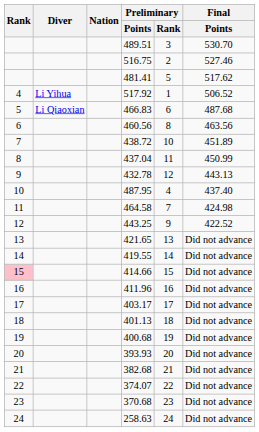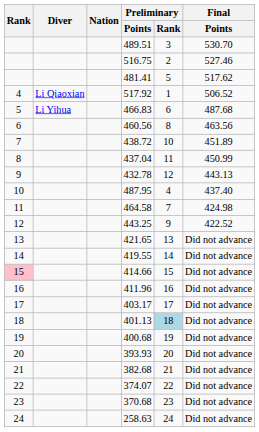(53, 93) Li Yihua -> (60, 93) Li Qiaoxian
(60, 110) Li Qiaoxian -> (53, 110) Li Yihua
(168, 321) no background -> (168, 321) lightblue background
